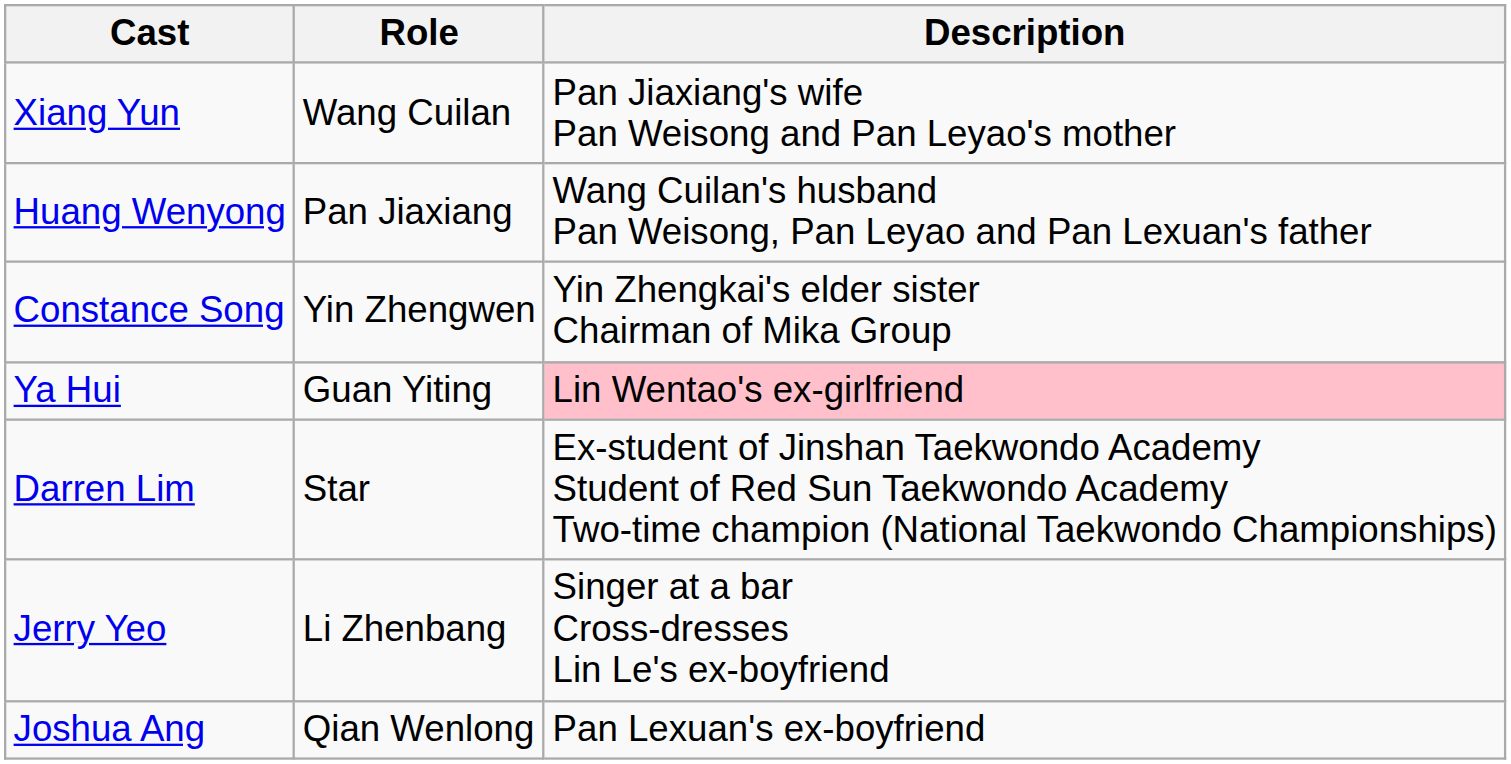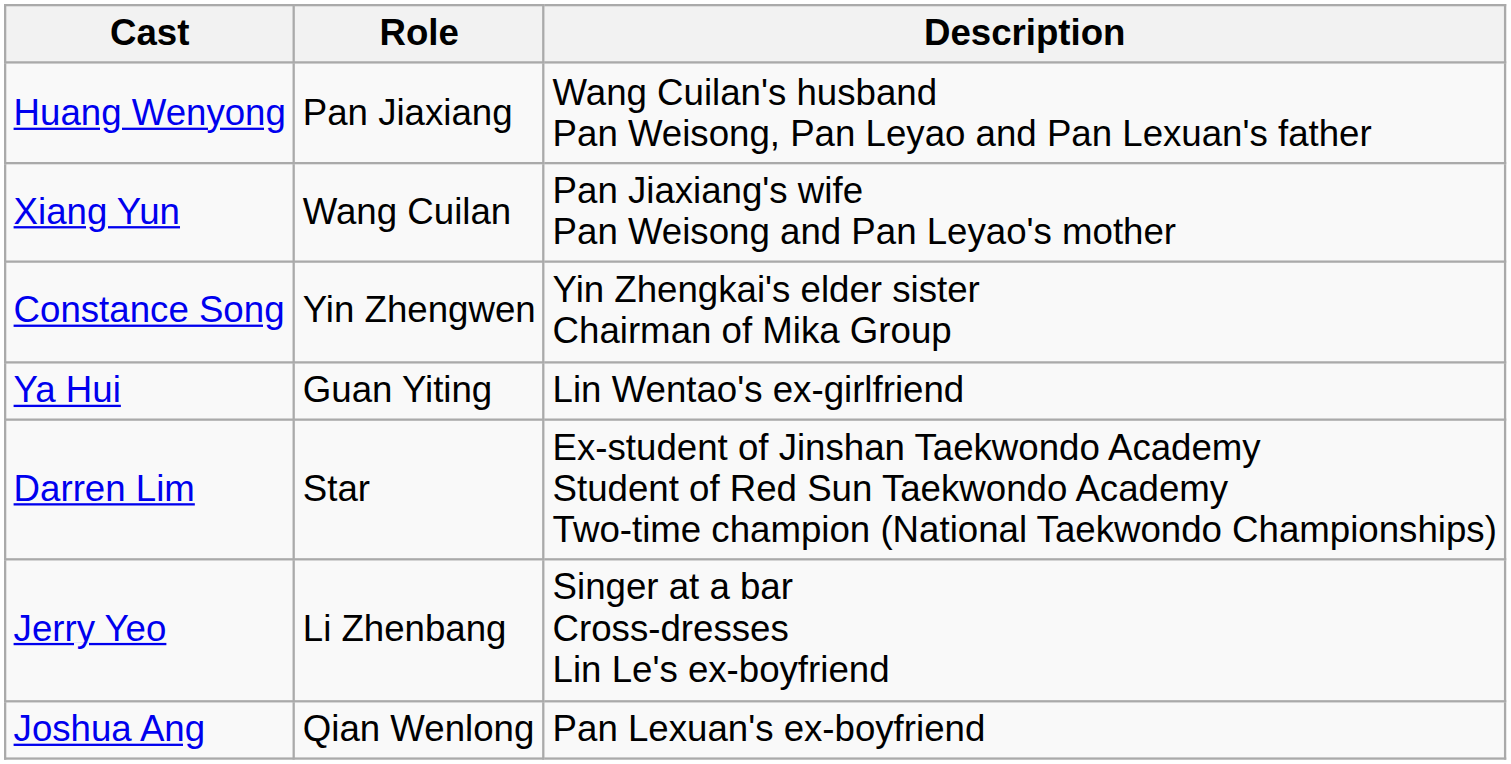rows swapped: (150, 211) <-> (97, 112)
(758, 389) pink background -> (758, 389) no background
